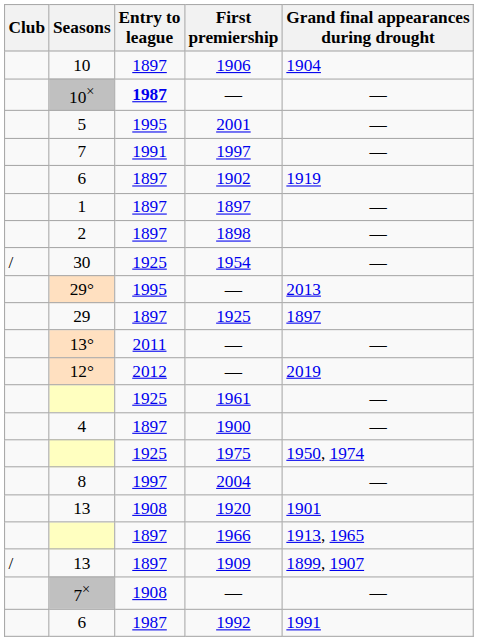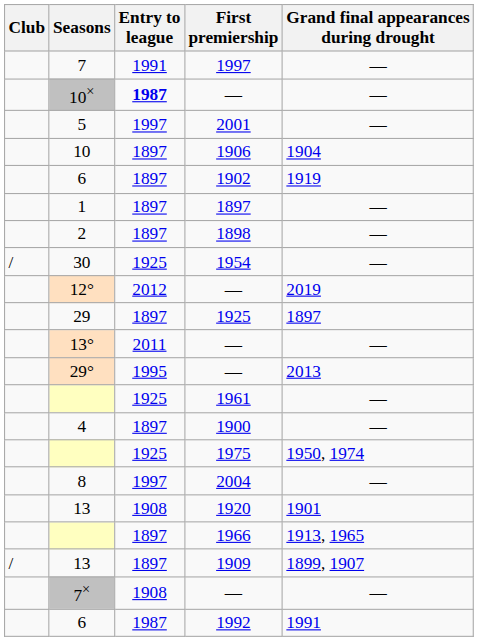rows swapped: (82, 151) <-> (82, 65)
(150, 124) 1995 -> (150, 124) 1997
rows swapped: (82, 288) <-> (82, 371)
